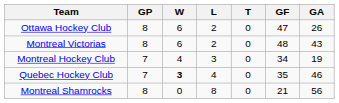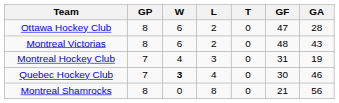(317, 28) 26 -> (317, 28) 28
(282, 59) 34 -> (282, 59) 31
(282, 75) 35 -> (282, 75) 30
